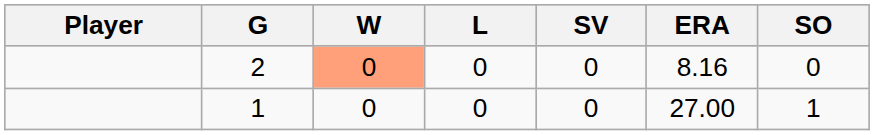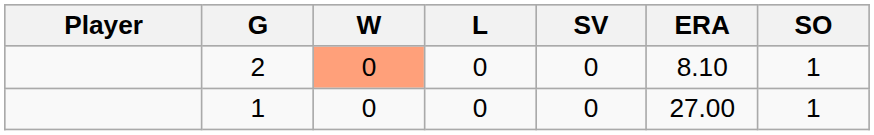(702, 66) 8.16 -> (702, 66) 8.10
(813, 66) 0 -> (813, 66) 1
